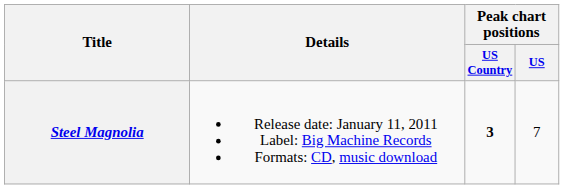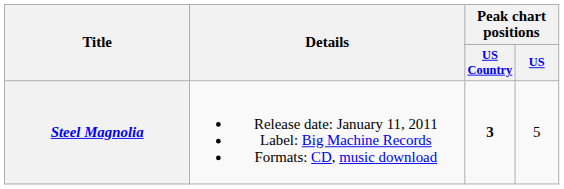(537, 132) 7 -> (537, 132) 5
